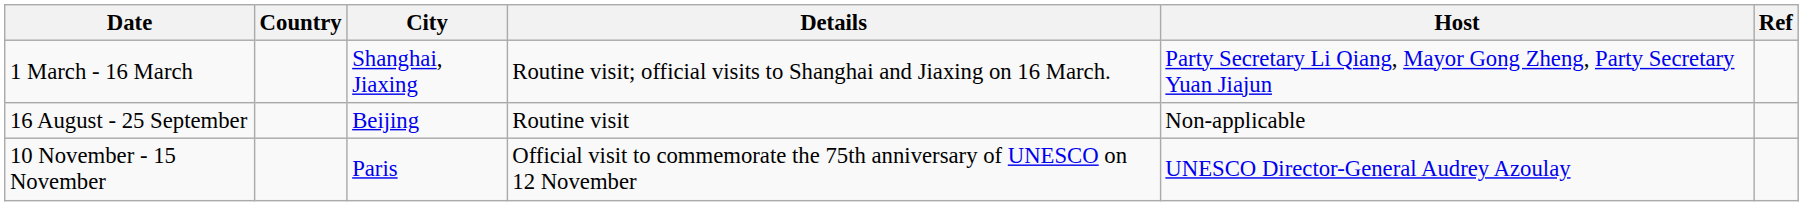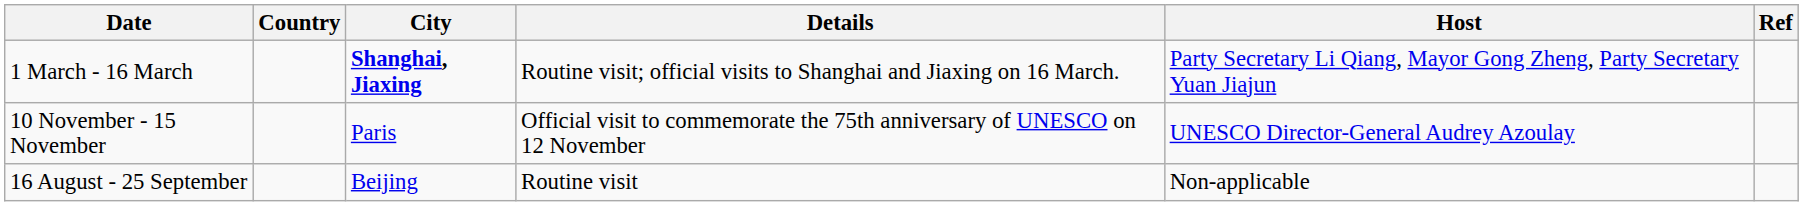(397, 71) normal -> (399, 71) bold
rows swapped: (93, 168) <-> (129, 120)
